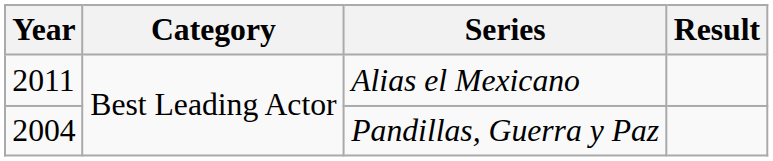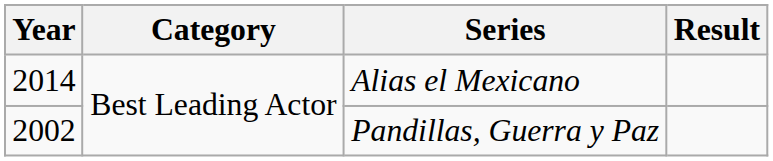(43, 79) 2011 -> (44, 79) 2014
(44, 130) 2004 -> (44, 130) 2002
